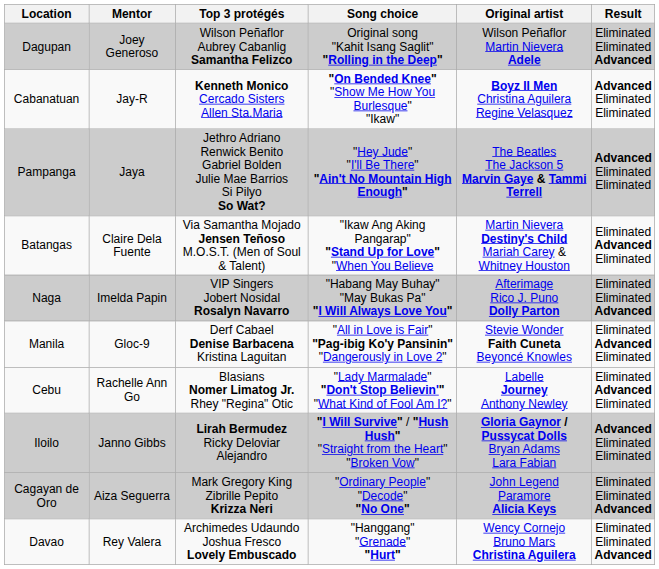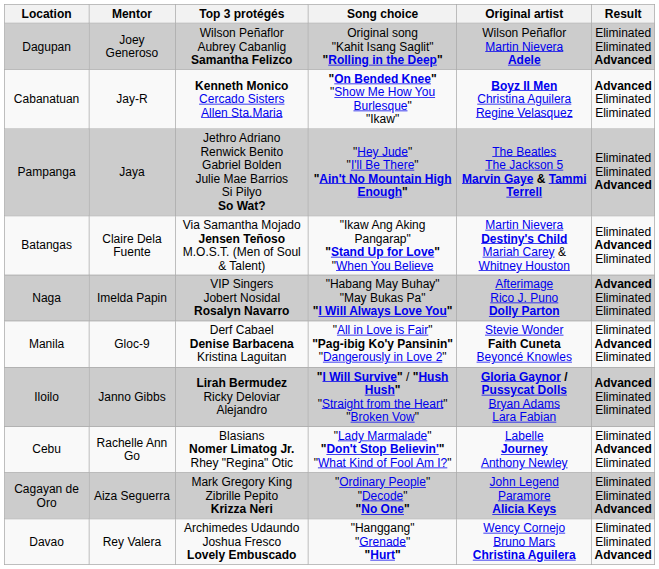(623, 172) Advanced Eliminated Eliminated -> (623, 172) Eliminated Eliminated Advanced
(623, 298) Eliminated Eliminated Advanced -> (623, 298) Advanced Eliminated Eliminated
rows swapped: (47, 443) <-> (47, 390)
